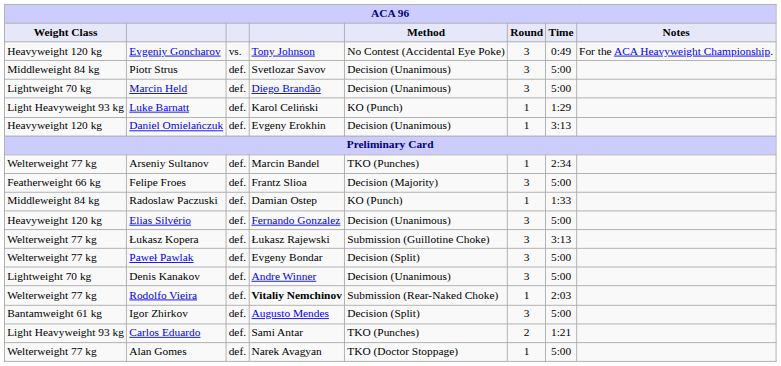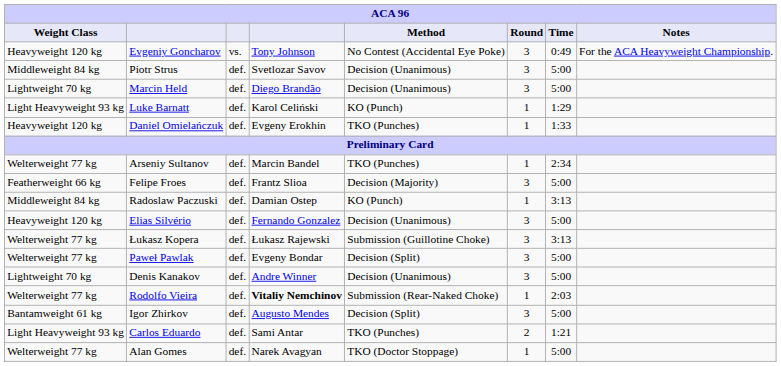(399, 126) Decision (Unanimous) -> (383, 126) TKO (Punches)
(561, 126) 3:13 -> (561, 126) 1:33
(561, 201) 1:33 -> (561, 201) 3:13
